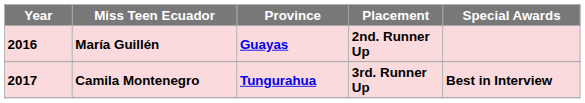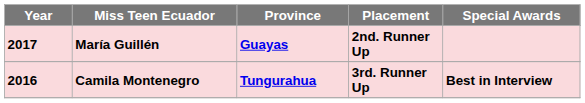(22, 44) 2016 -> (22, 44) 2017
(22, 80) 2017 -> (22, 80) 2016
